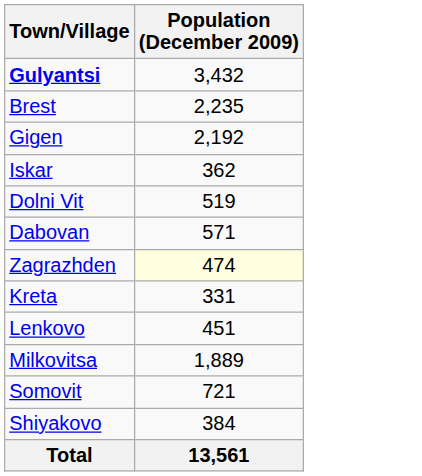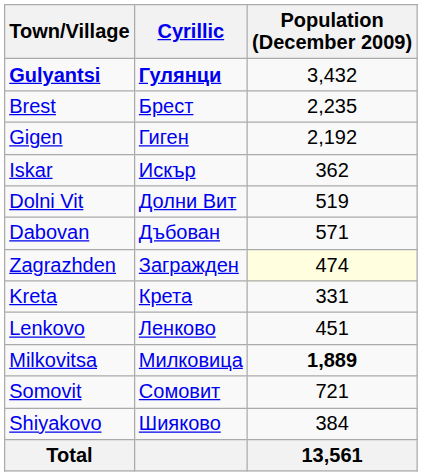+ column: (191, 31)
(219, 360) normal -> (332, 360) bold
